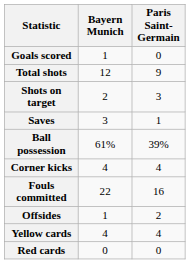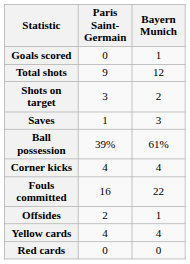columns swapped: (159, 25) <-> (105, 25)
